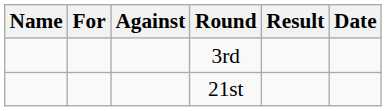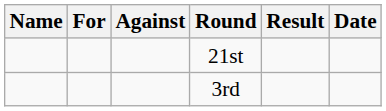rows swapped: (226, 55) <-> (226, 88)
